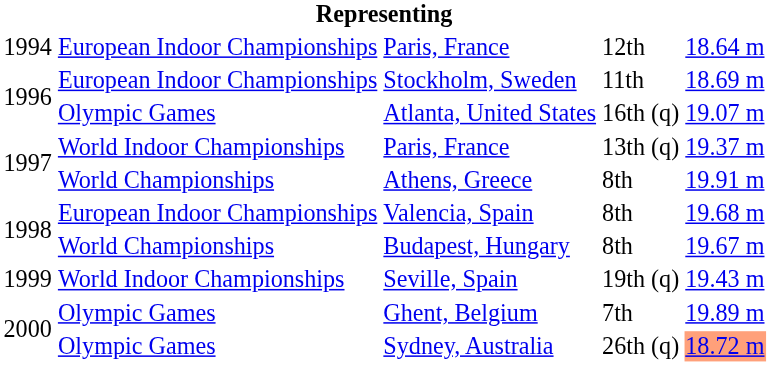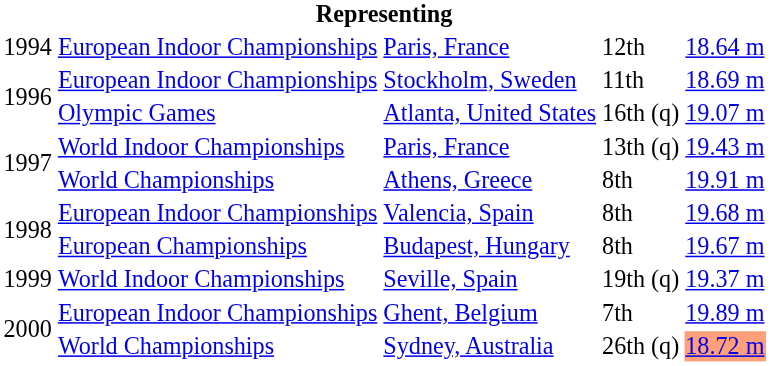(725, 146) 19.37 m -> (725, 146) 19.43 m
(166, 246) World Championships -> (182, 246) European Championships
(725, 279) 19.43 m -> (725, 279) 19.37 m
(137, 312) Olympic Games -> (218, 312) European Indoor Championships
(137, 346) Olympic Games -> (166, 346) World Championships
